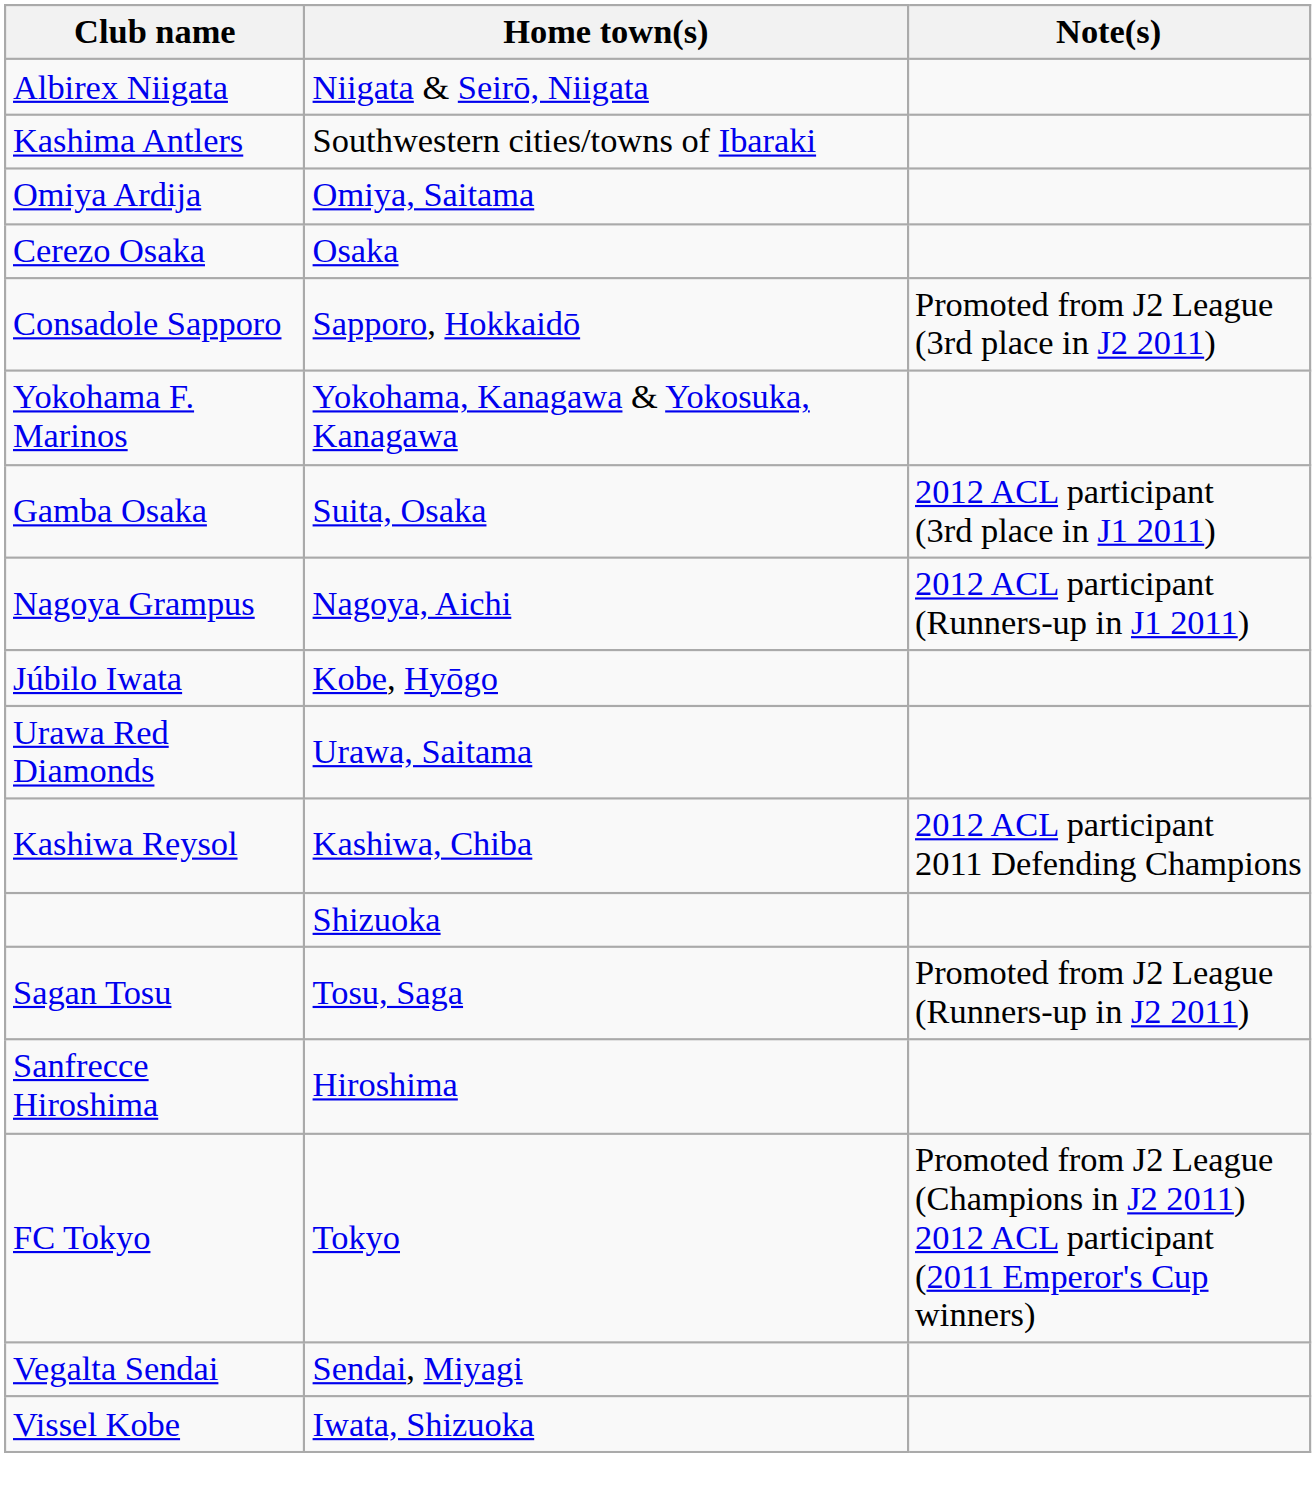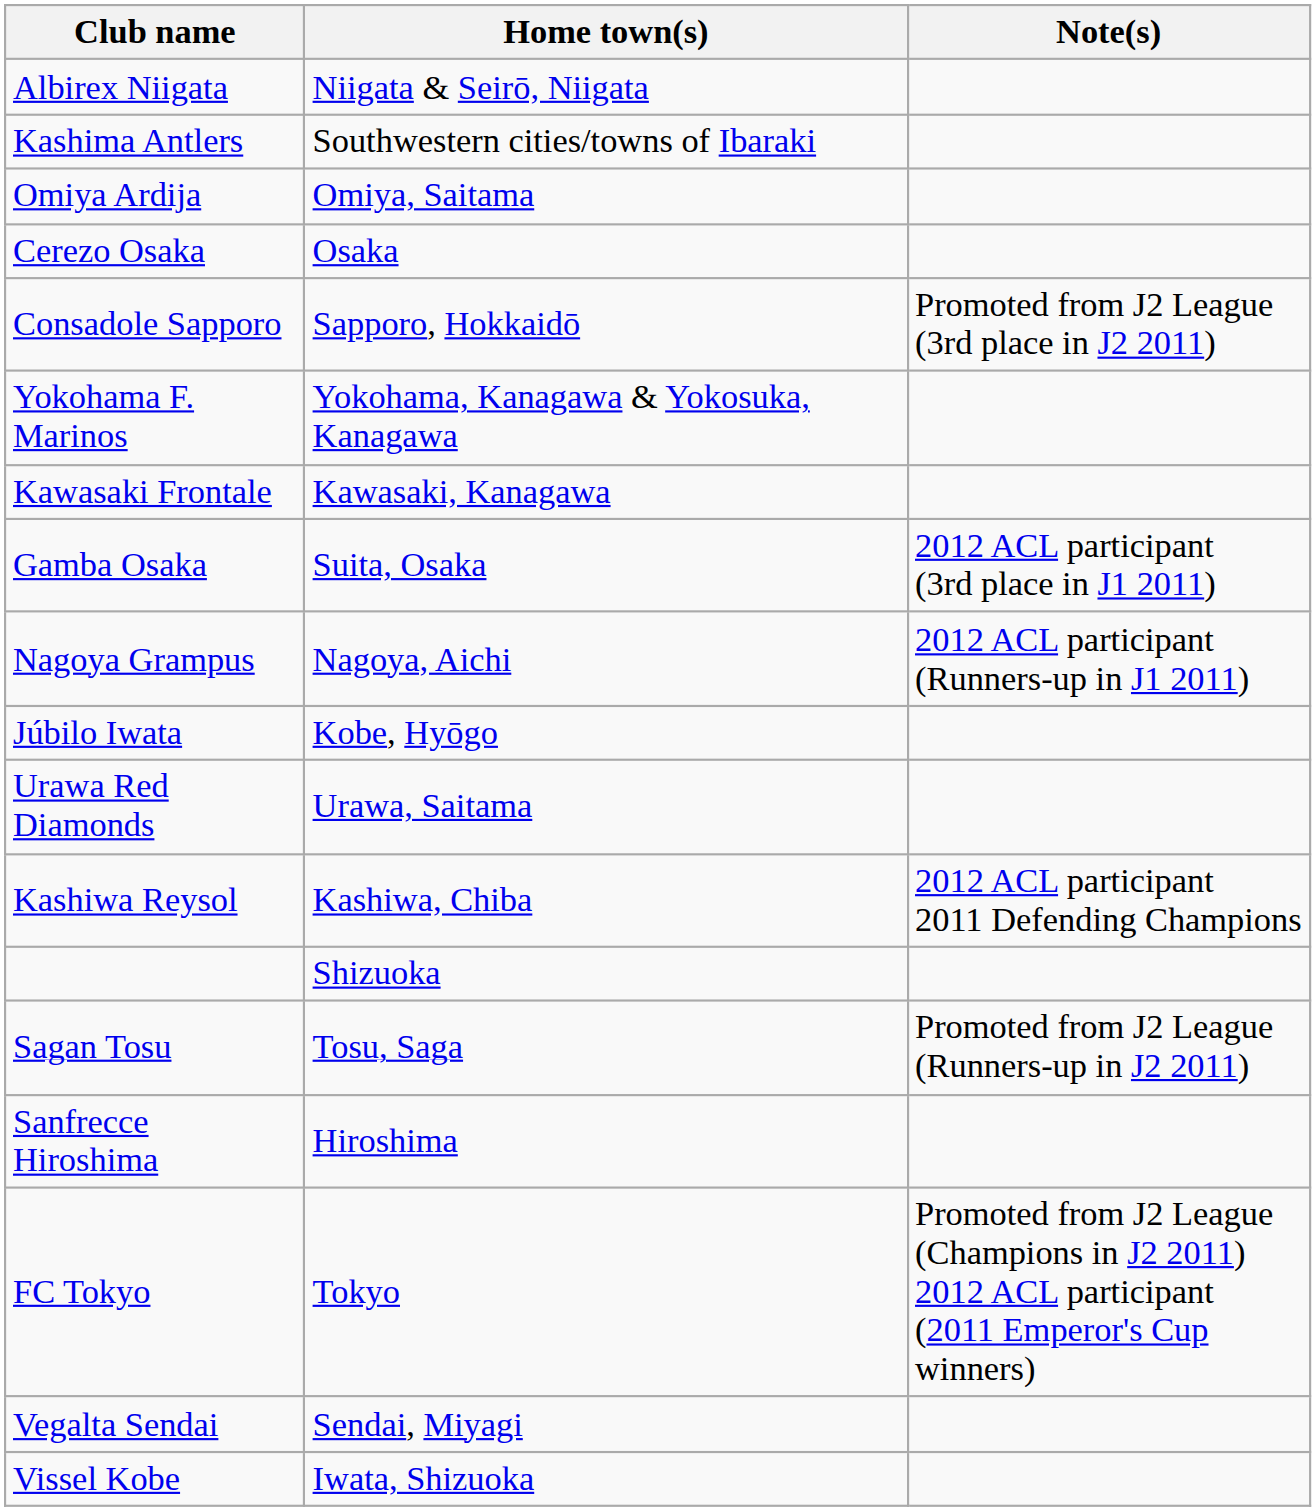+ row: (142, 491)
